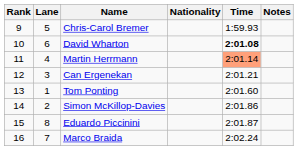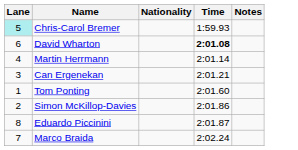- column: (19, 12)
(47, 28) no background -> (18, 28) paleturquoise background
(242, 59) lightsalmon background -> (213, 59) no background
